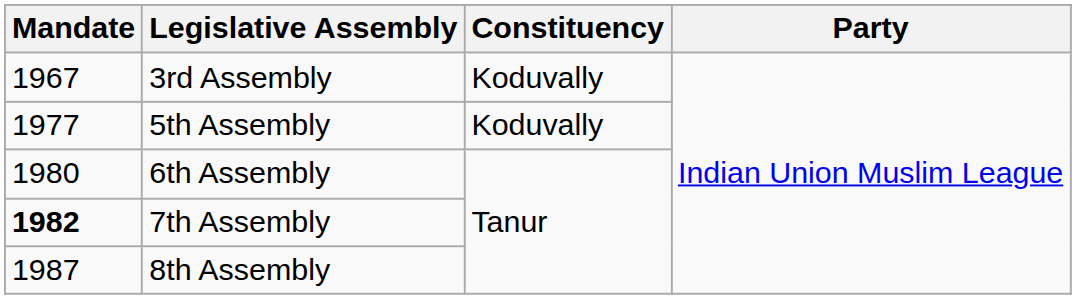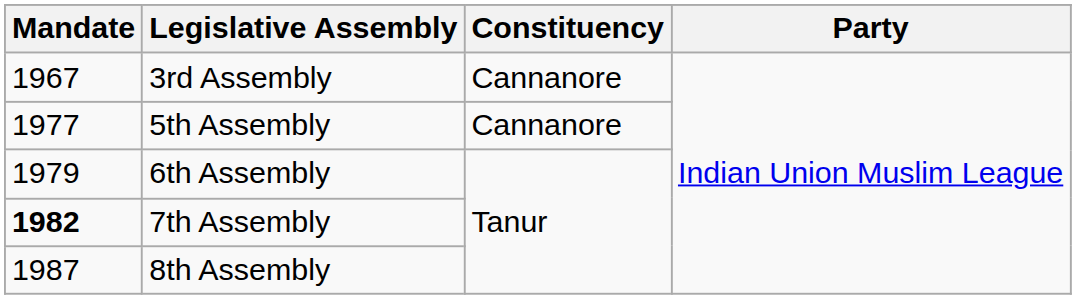(537, 76) Koduvally -> (547, 76) Cannanore
(537, 125) Koduvally -> (547, 125) Cannanore
(46, 173) 1980 -> (46, 173) 1979
